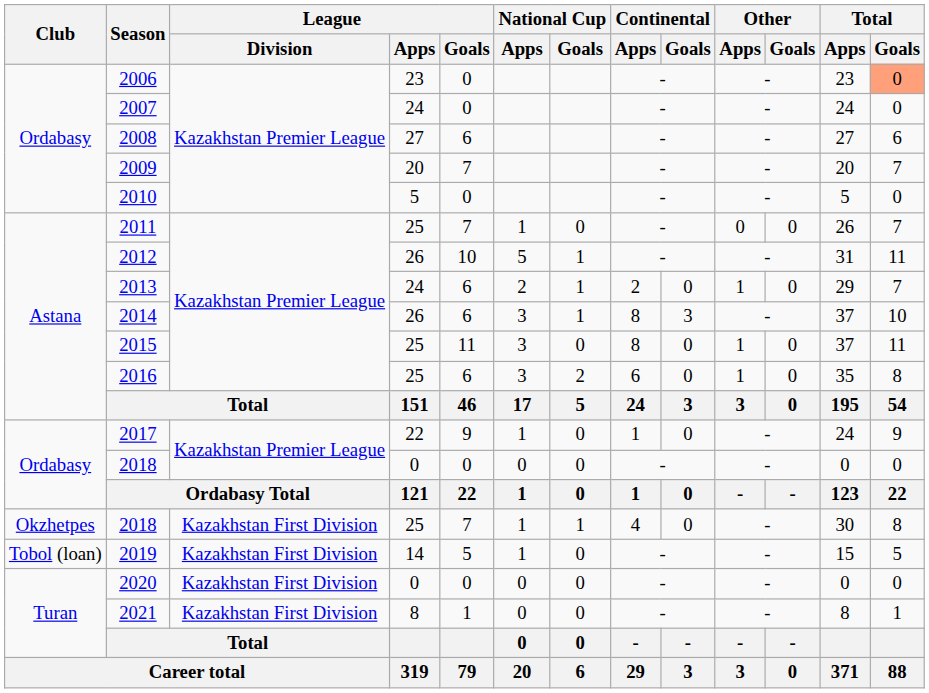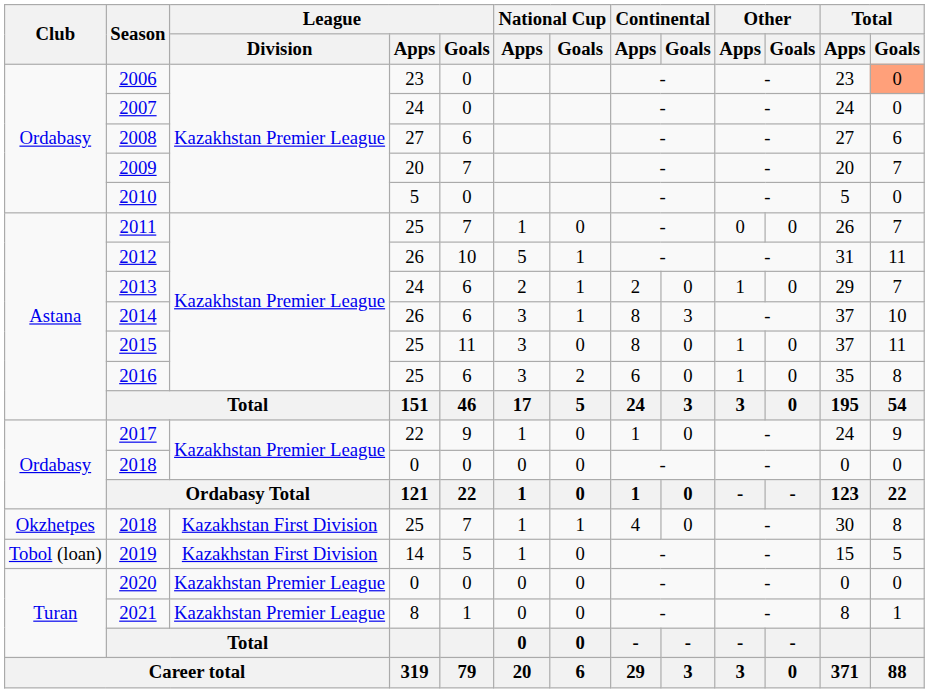(280, 583) Kazakhstan First Division -> (280, 583) Kazakhstan Premier League
(280, 613) Kazakhstan First Division -> (280, 613) Kazakhstan Premier League
